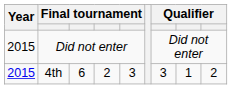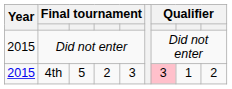(82, 73) 6 -> (82, 73) 5
(163, 73) no background -> (163, 73) pink background
